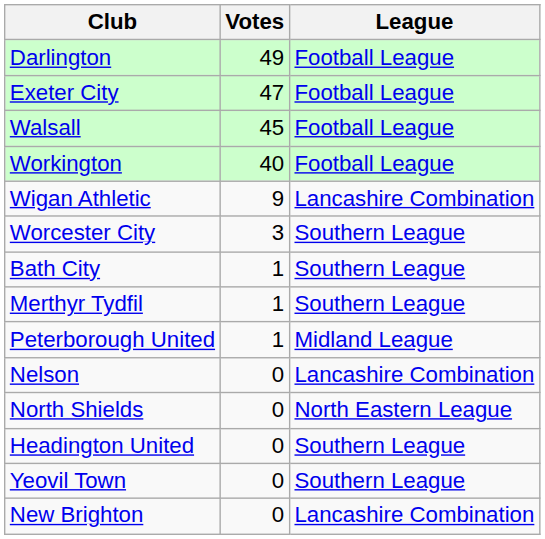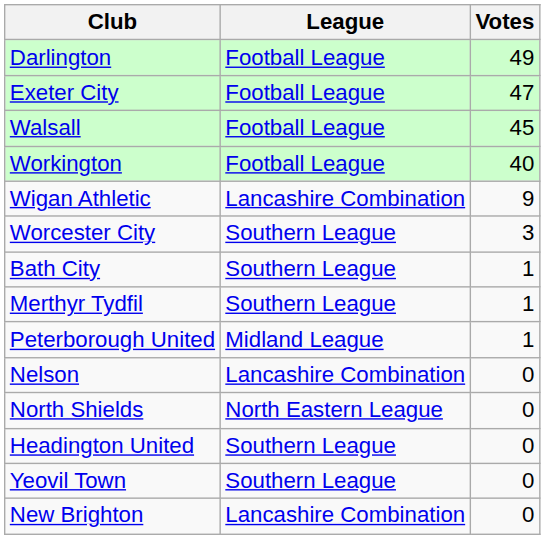columns swapped: (414, 22) <-> (255, 22)
